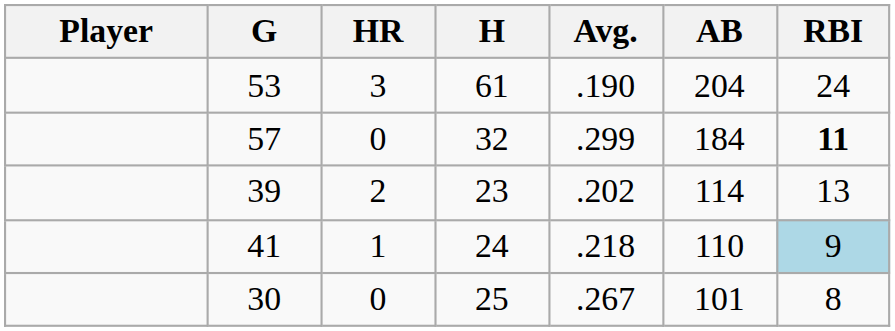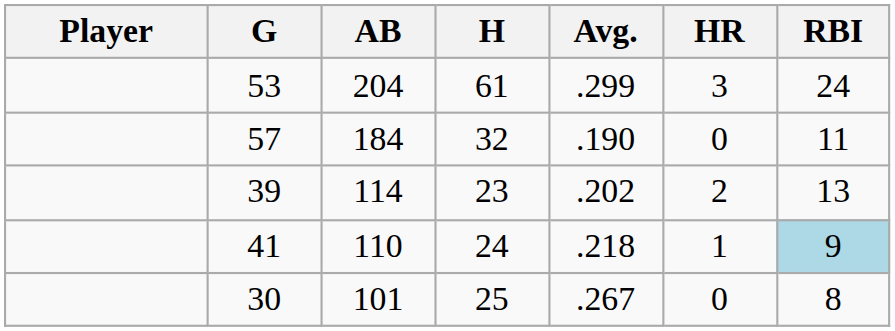columns swapped: (719, 31) <-> (378, 31)
(606, 84) .190 -> (606, 84) .299
(606, 138) .299 -> (606, 138) .190
(833, 138) bold -> (833, 138) normal
